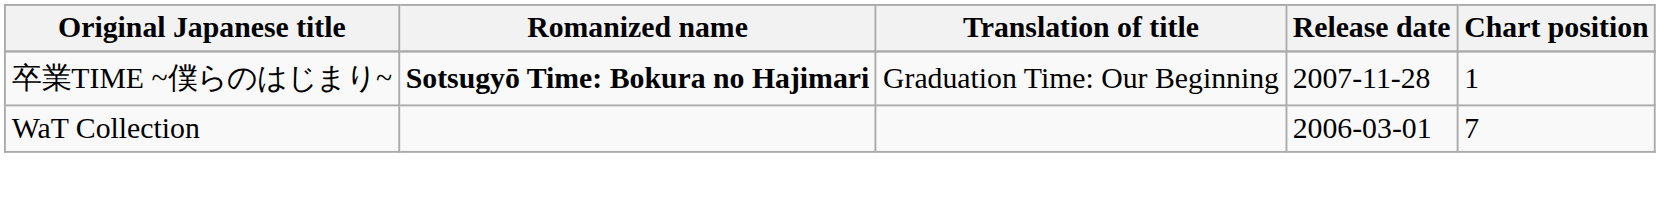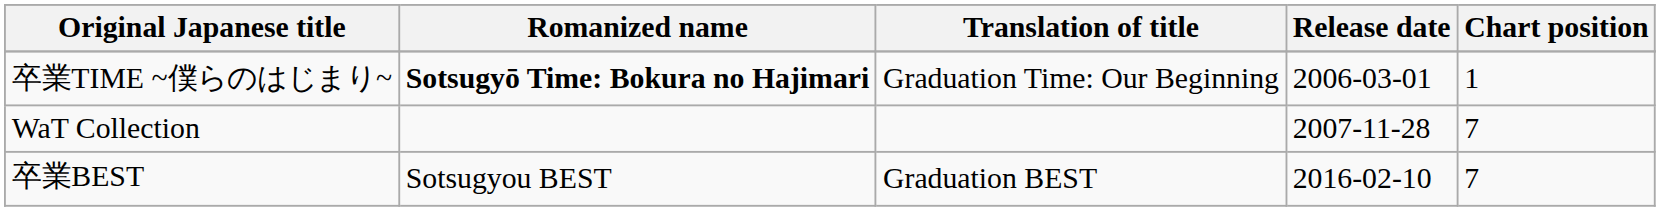(1362, 78) 2007-11-28 -> (1362, 78) 2006-03-01
(1362, 128) 2006-03-01 -> (1362, 128) 2007-11-28
+ row: (78, 177)
